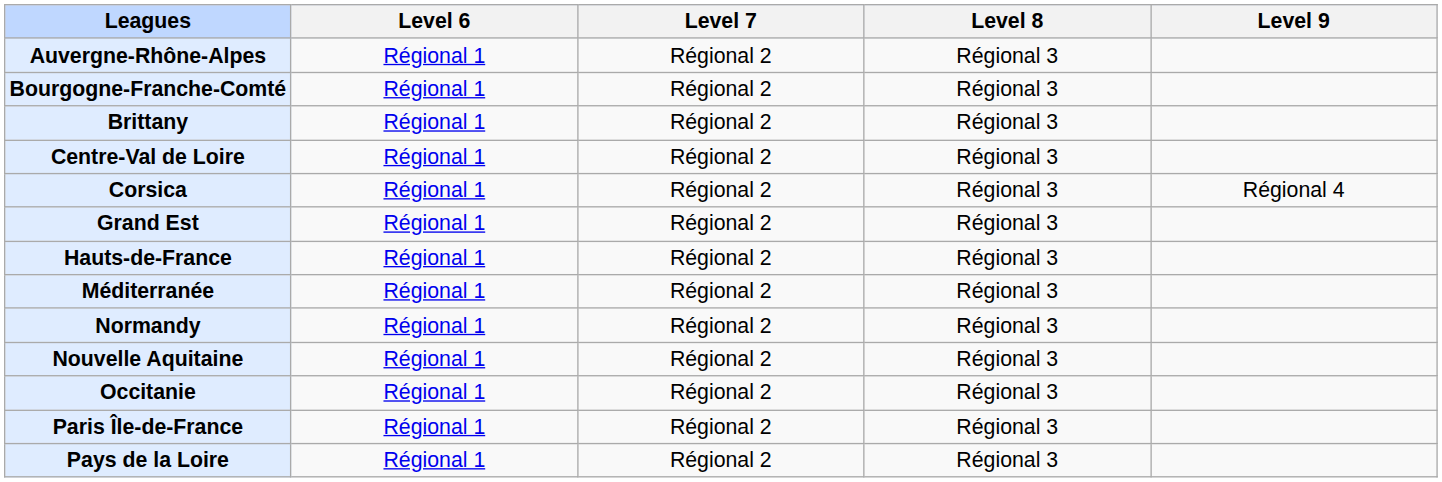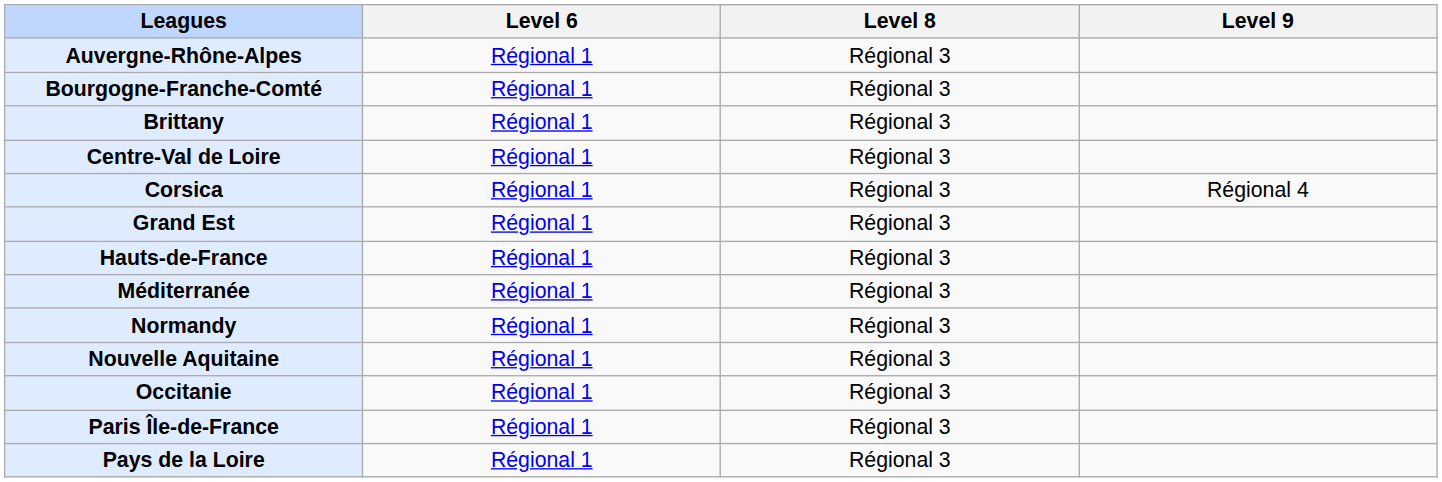- column: (721, 21)
